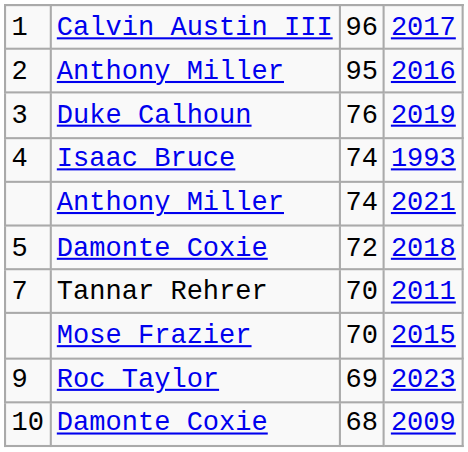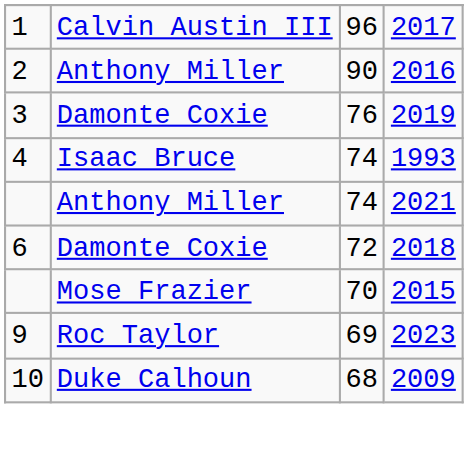(362, 71) 95 -> (362, 71) 90
(154, 115) Duke Calhoun -> (162, 115) Damonte Coxie
(20, 247) 5 -> (20, 247) 6
- row: (423, 291)
(162, 424) Damonte Coxie -> (154, 380) Duke Calhoun
